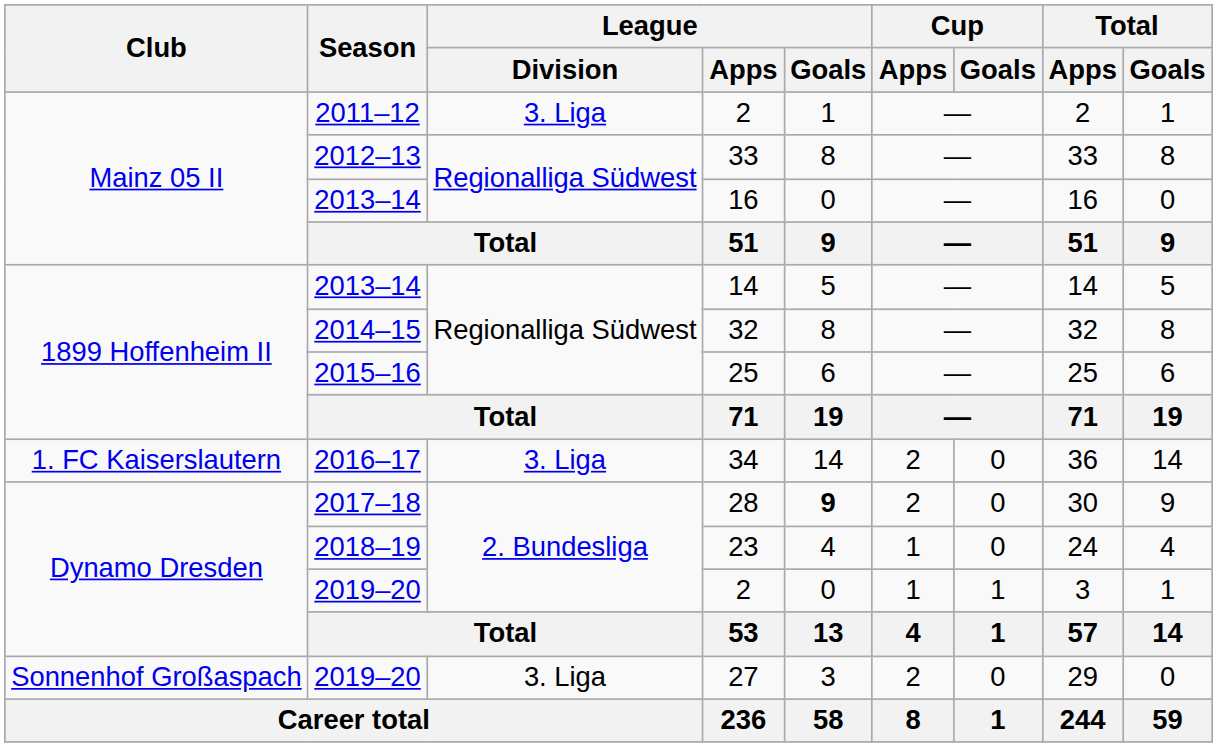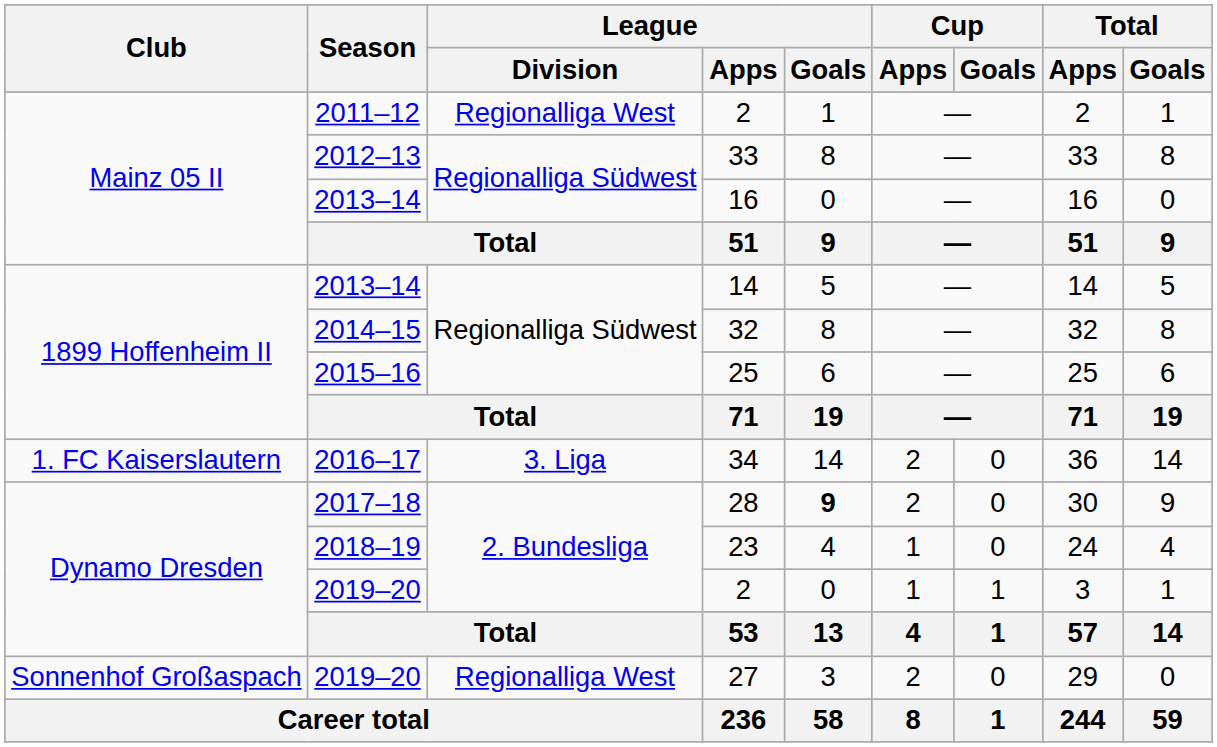(565, 112) 3. Liga -> (565, 112) Regionalliga West
(565, 677) 3. Liga -> (565, 677) Regionalliga West
